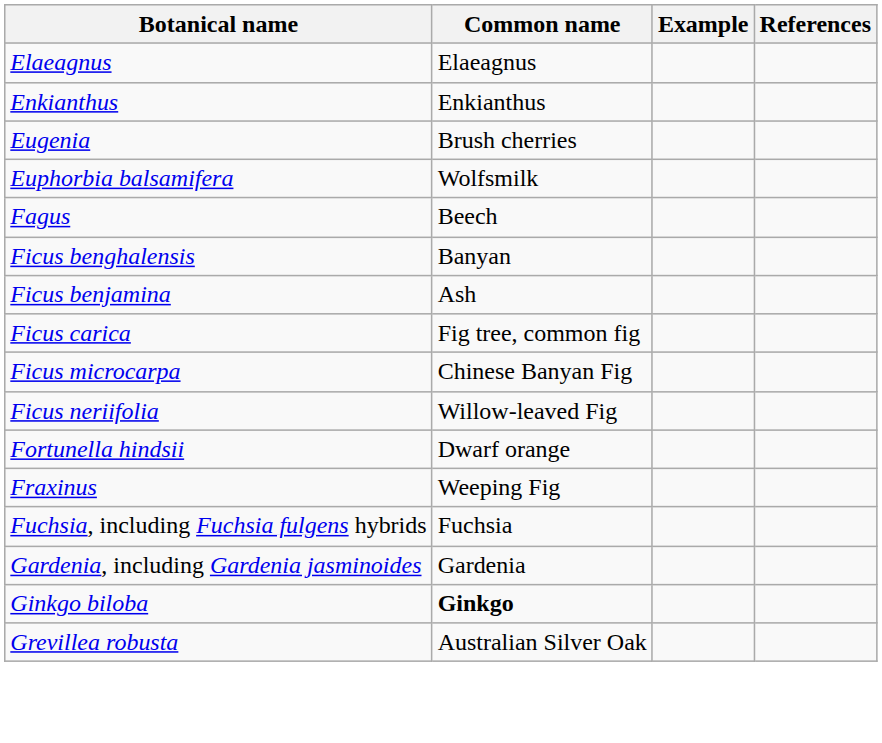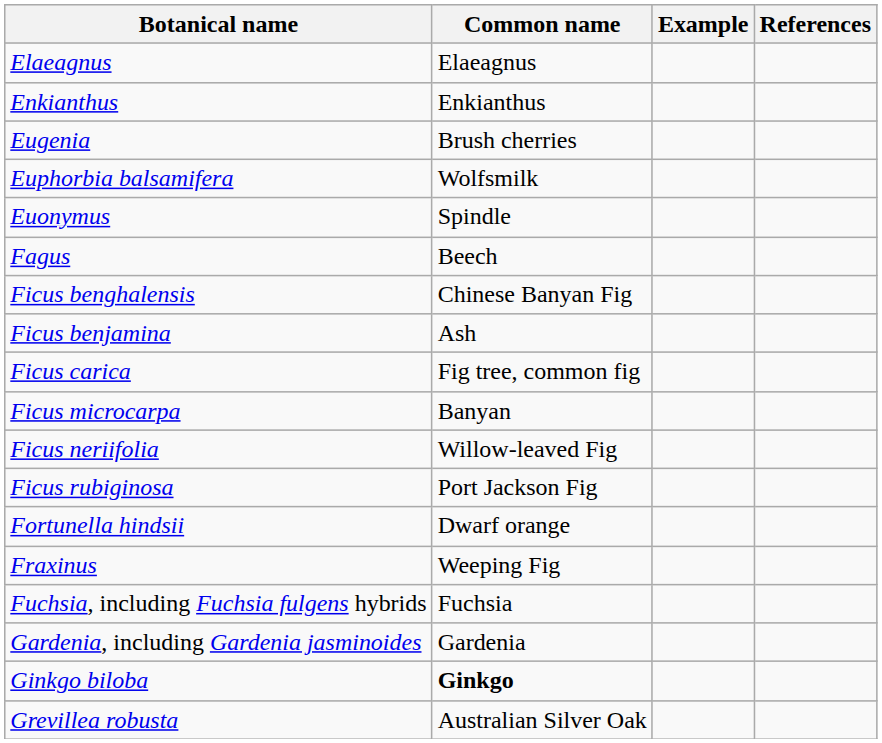+ row: (60, 216)
(474, 255) Banyan -> (535, 293) Chinese Banyan Fig
(535, 371) Chinese Banyan Fig -> (474, 409) Banyan
+ row: (92, 487)
